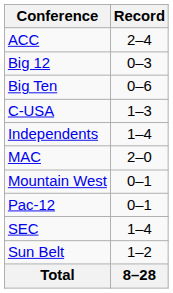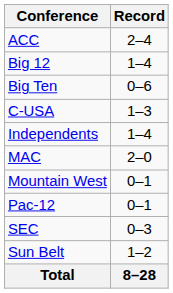(139, 63) 0–3 -> (139, 63) 1–4
(139, 228) 1–4 -> (139, 228) 0–3
